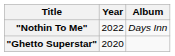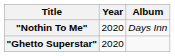(113, 28) 2022 -> (113, 28) 2020
